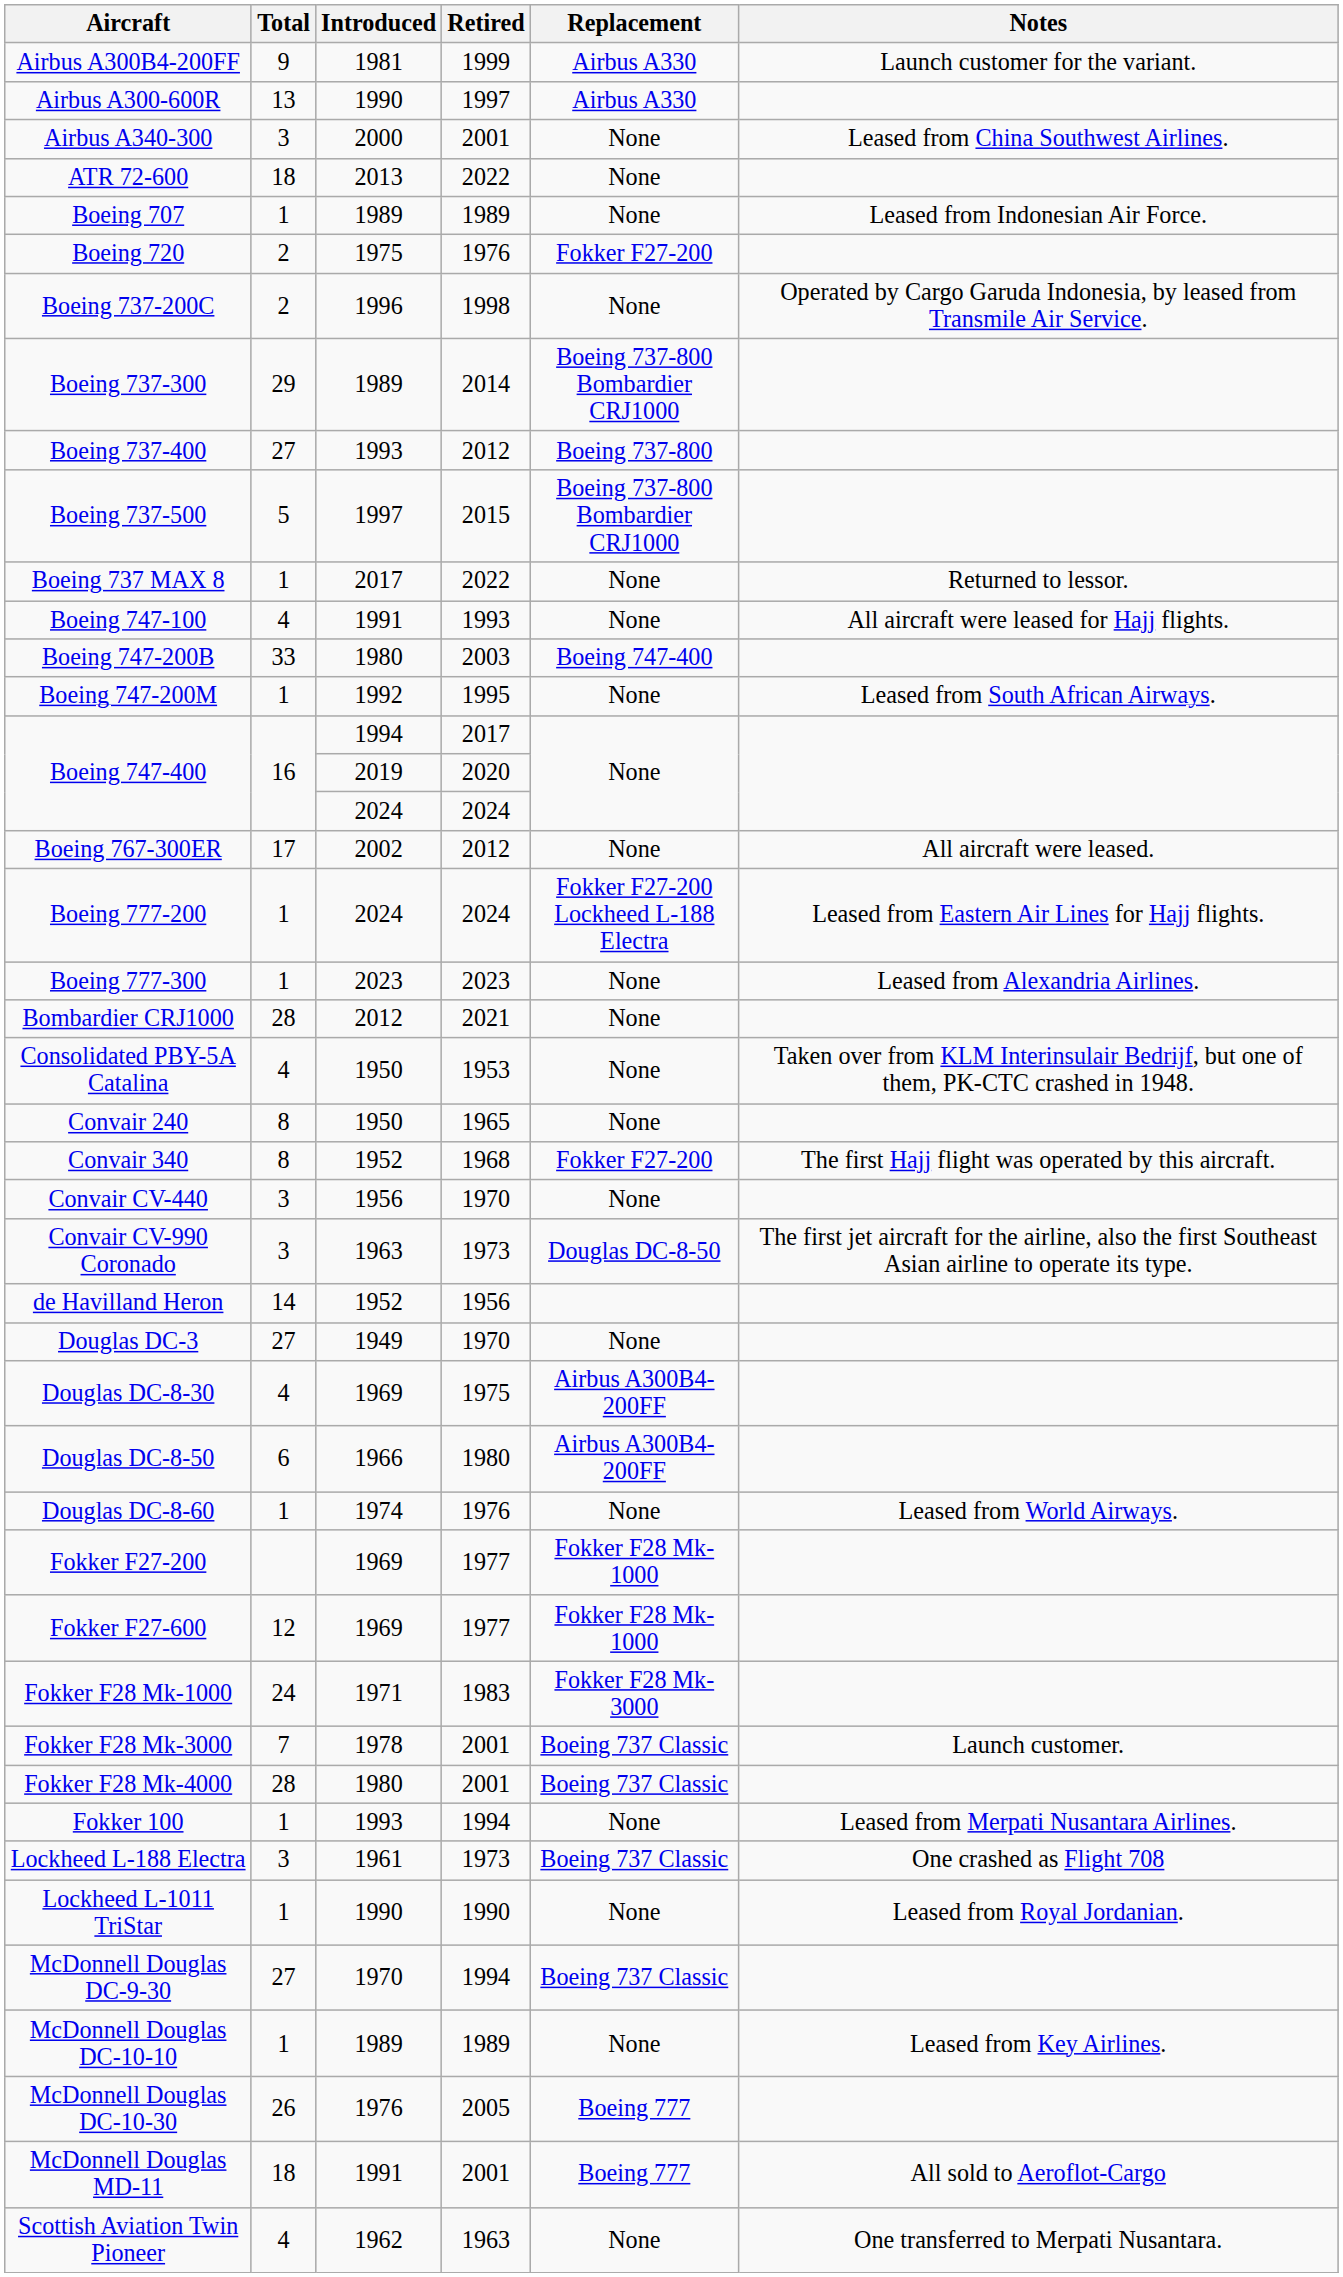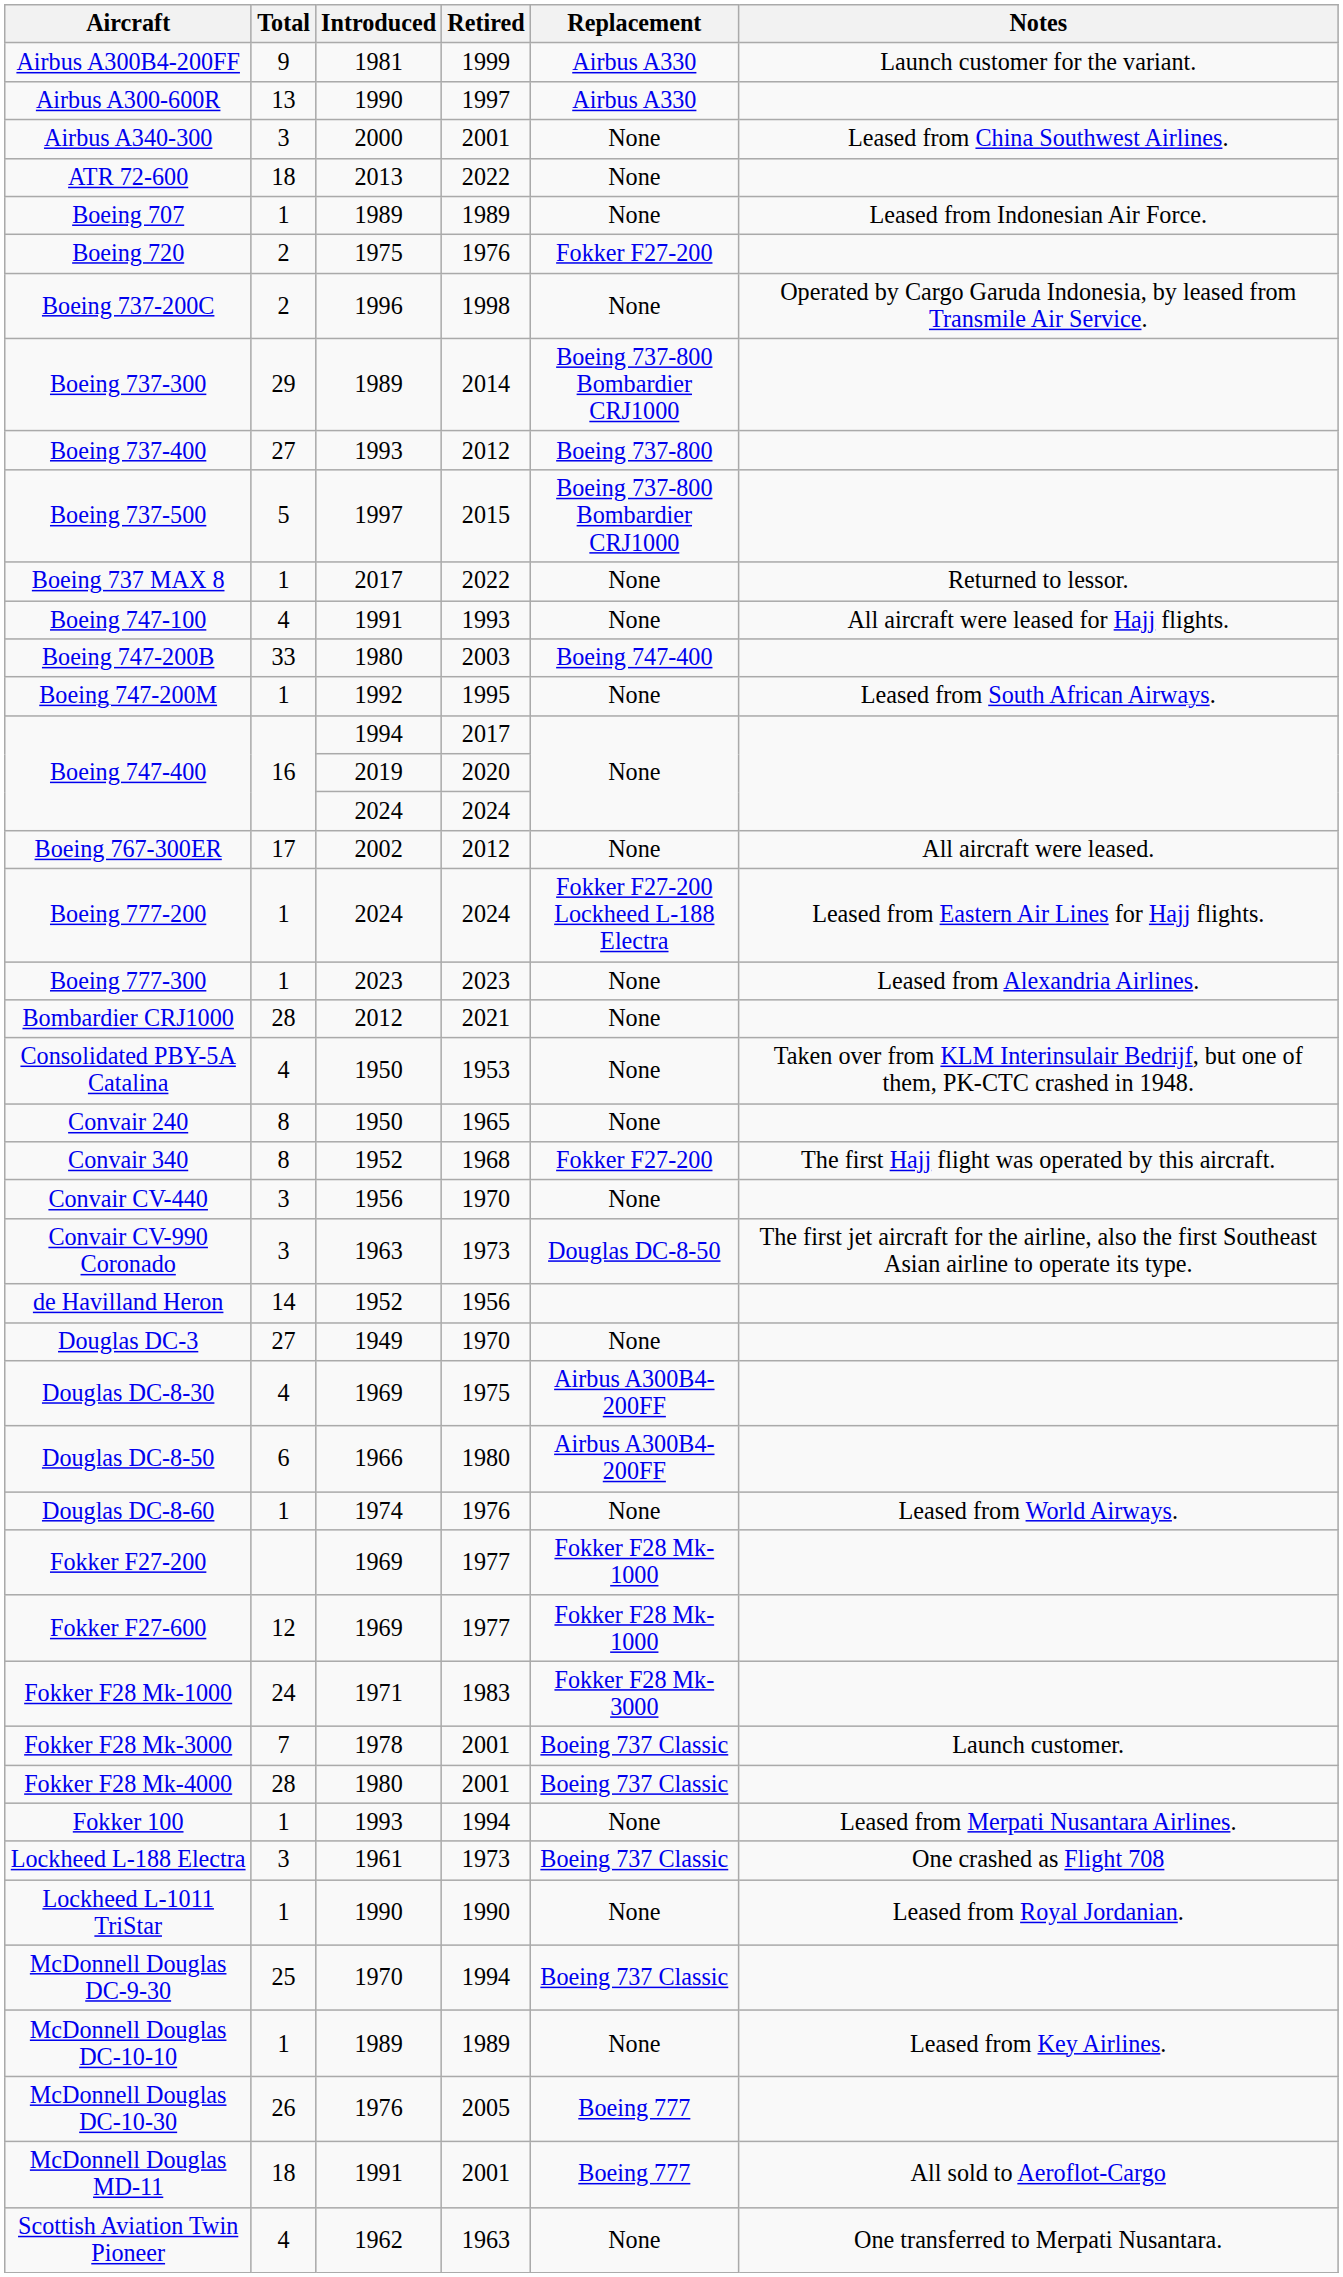(284, 1977) 27 -> (284, 1977) 25
